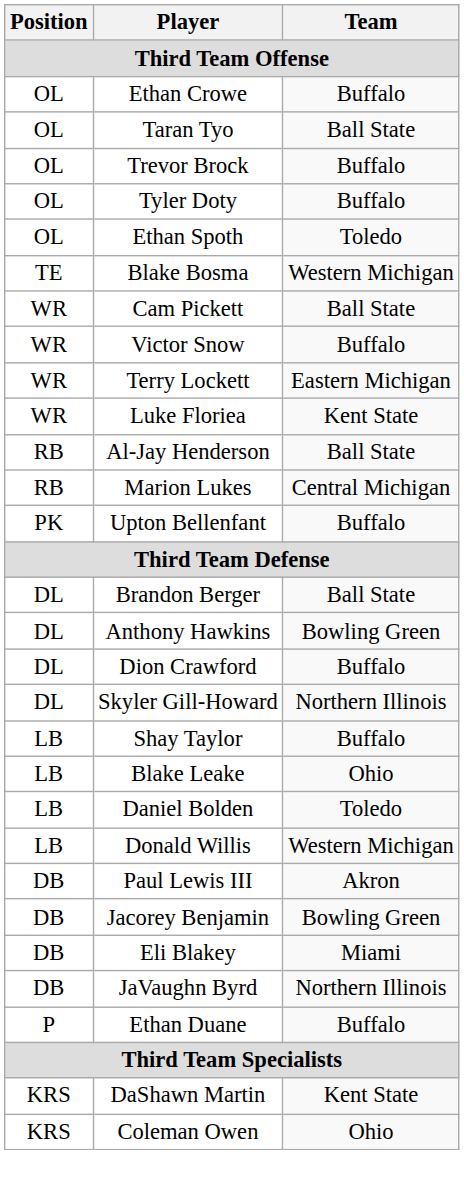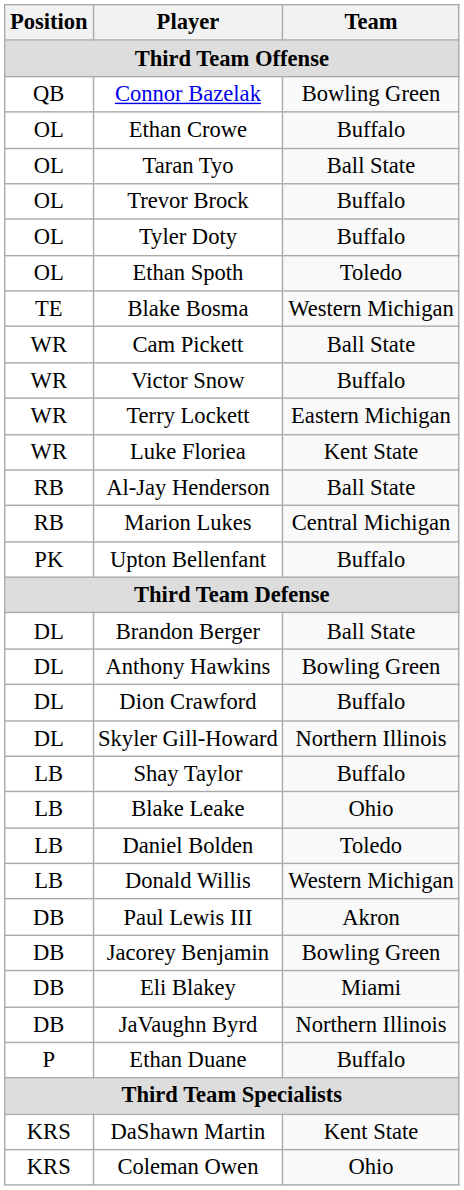+ row: (188, 93)
